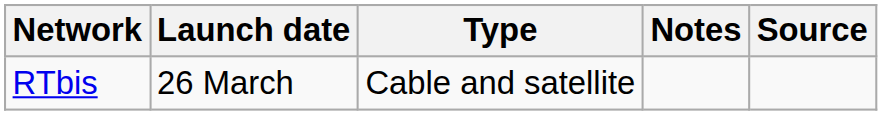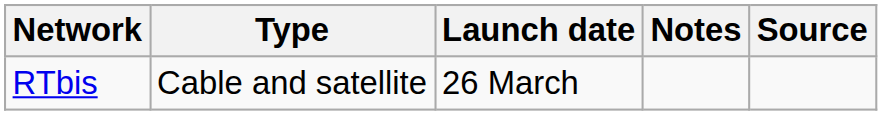columns swapped: (500, 30) <-> (254, 30)
